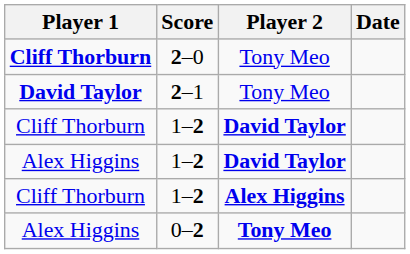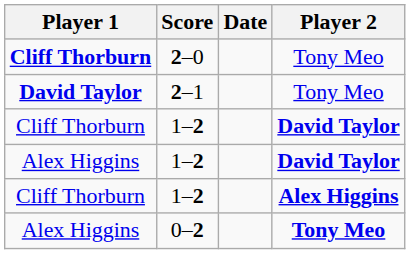columns swapped: (285, 21) <-> (378, 21)
